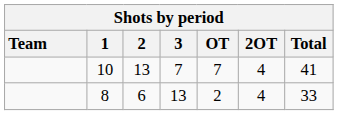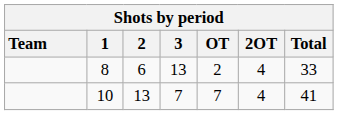rows swapped: (105, 95) <-> (105, 69)
